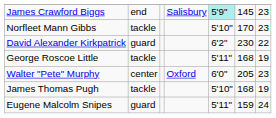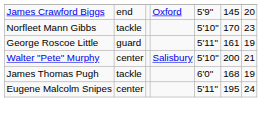(187, 12) Salisbury -> (167, 12) Oxford
(219, 12) paleturquoise background -> (205, 12) no background
(263, 12) 23 -> (249, 12) 20
- row: (66, 43)
(143, 58) tackle -> (129, 43) guard
(245, 58) 168 -> (231, 43) 161
(181, 74) Oxford -> (173, 58) Salisbury
(219, 74) 6'0" -> (208, 58) 5'10"
(245, 74) 205 -> (231, 58) 200
(263, 74) 23 -> (249, 58) 21
(222, 89) 5'10" -> (205, 74) 6'0"
(143, 105) guard -> (130, 89) center
(245, 105) 159 -> (231, 89) 195
